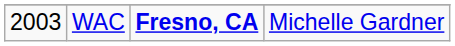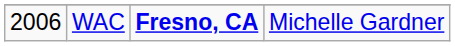(36, 22) 2003 -> (36, 22) 2006
